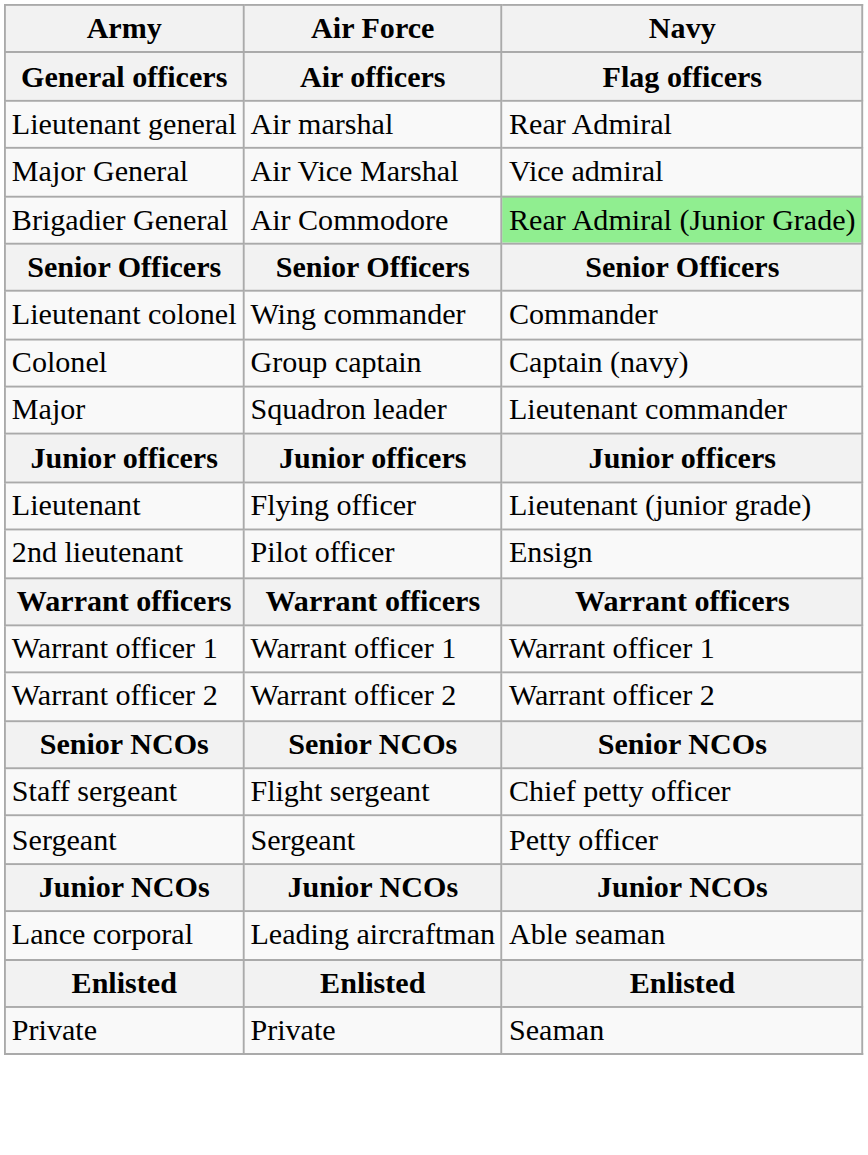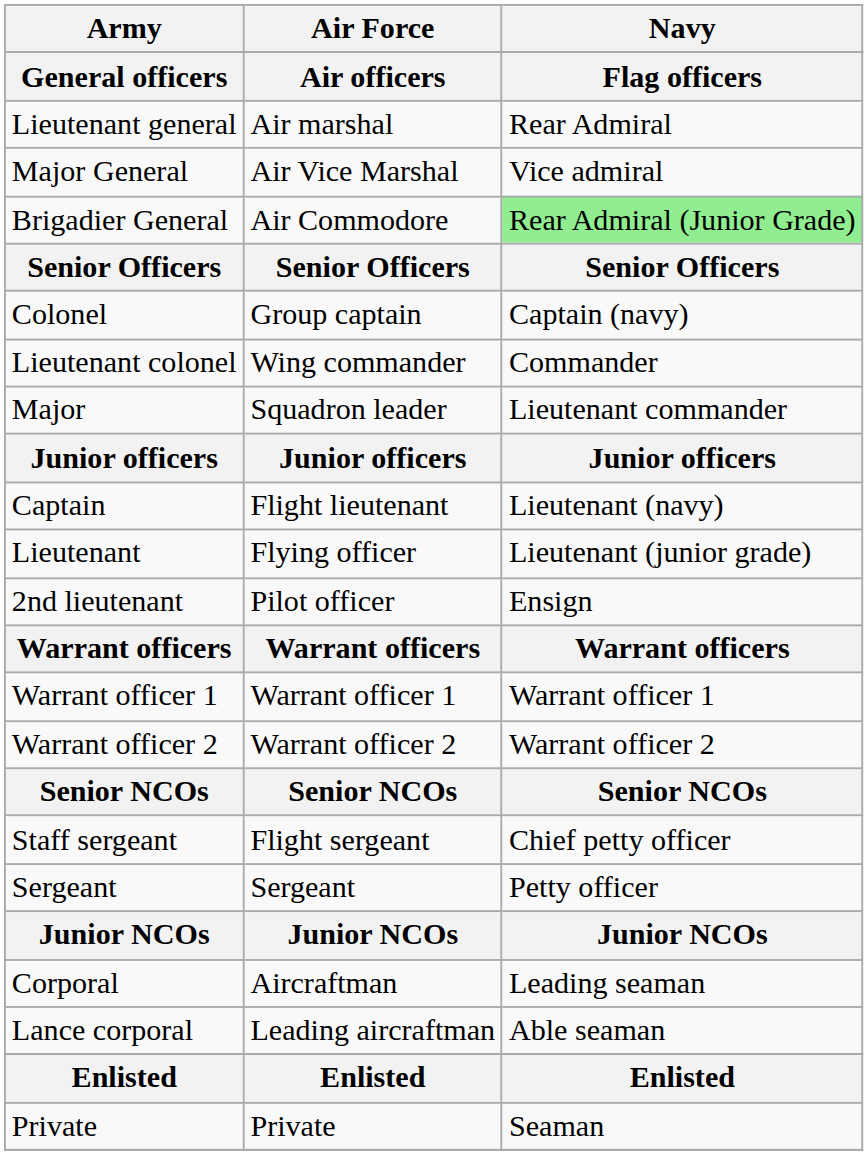rows swapped: (60, 362) <-> (124, 314)
+ row: (59, 505)
+ row: (65, 982)
